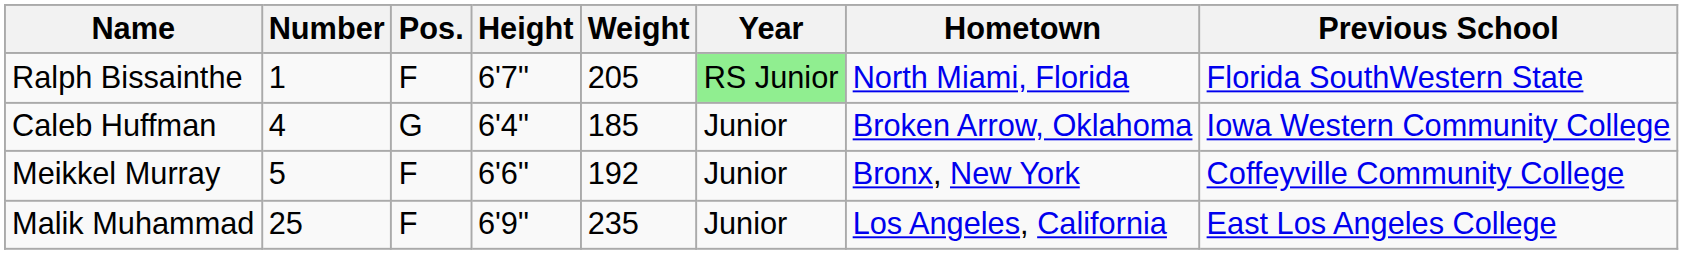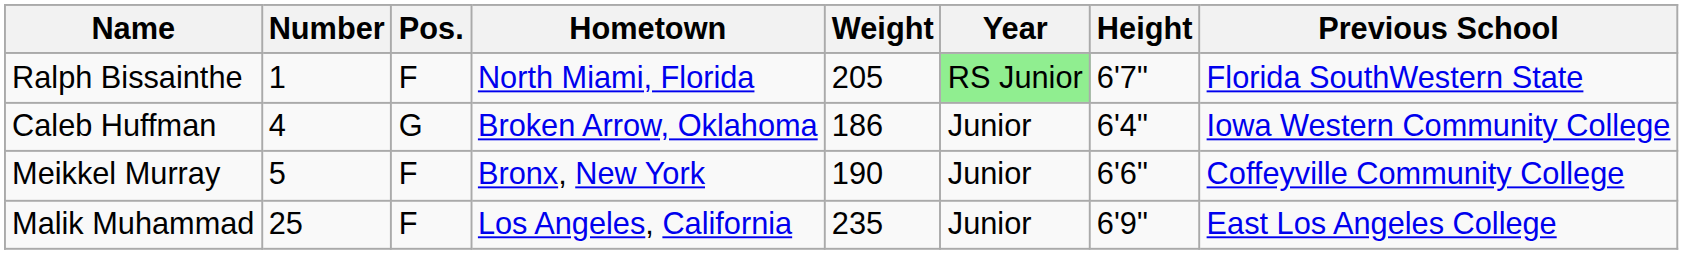columns swapped: (526, 28) <-> (1023, 28)
(613, 126) 185 -> (857, 126) 186
(613, 175) 192 -> (857, 175) 190
